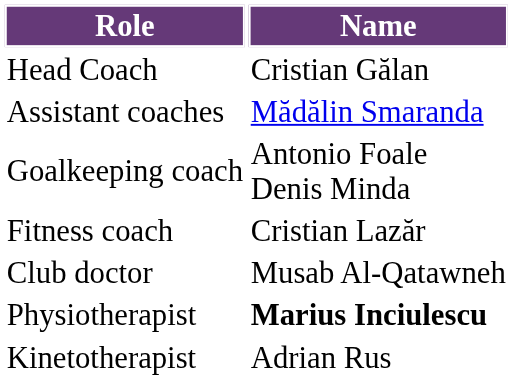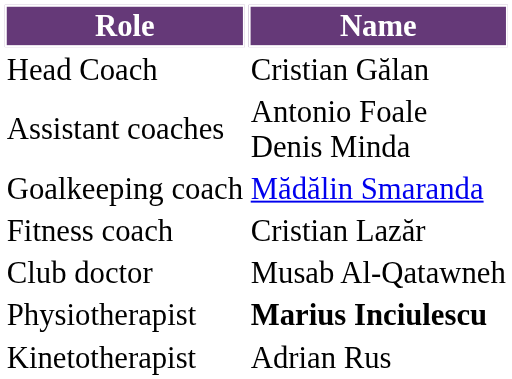(367, 111) Mădălin Smaranda -> (339, 129) Antonio Foale Denis Minda
(339, 171) Antonio Foale Denis Minda -> (367, 188) Mădălin Smaranda
